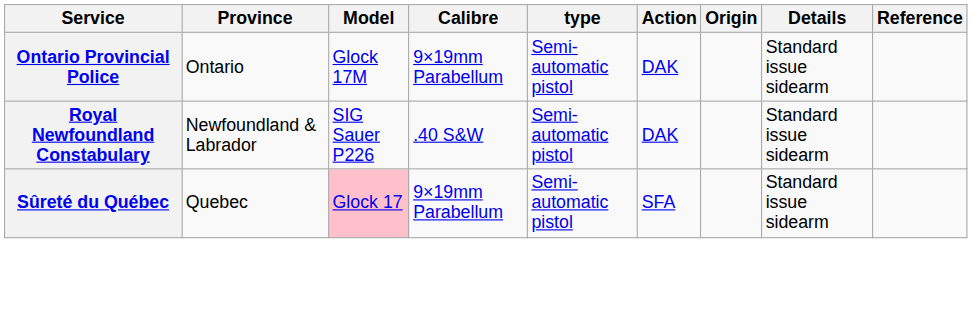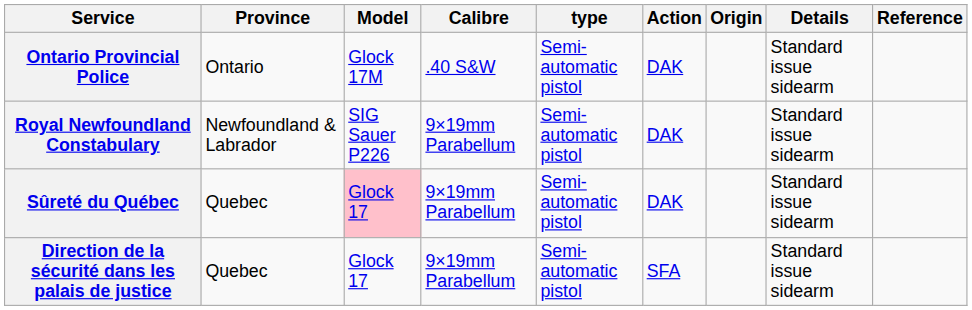(458, 66) 9×19mm Parabellum -> (460, 66) .40 S&W
(448, 134) .40 S&W -> (470, 134) 9×19mm Parabellum
(658, 202) SFA -> (665, 202) DAK
+ row: (103, 271)
